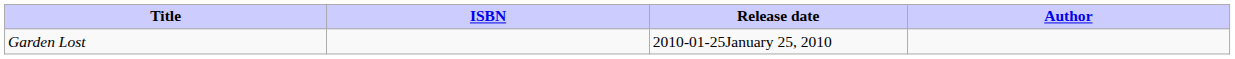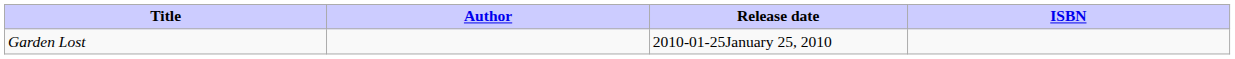columns swapped: (1068, 16) <-> (488, 16)
